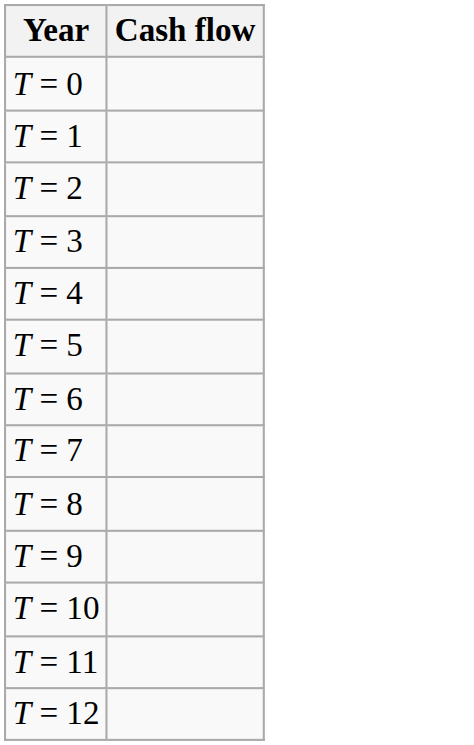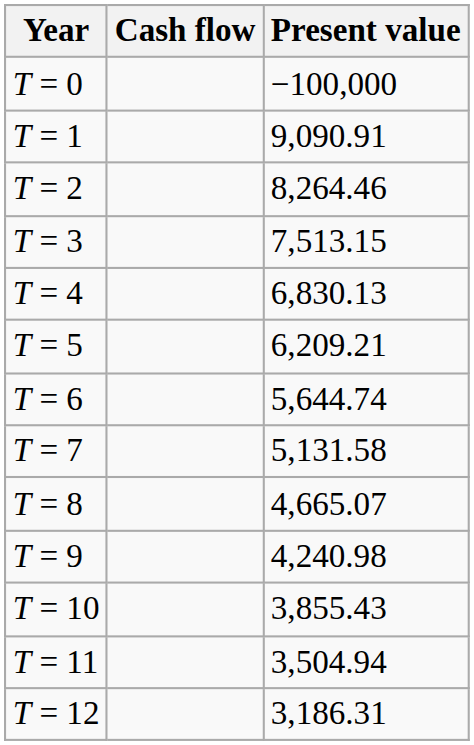+ column: (366, 30)
